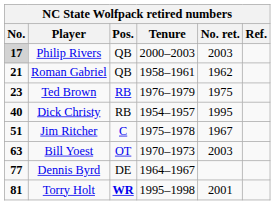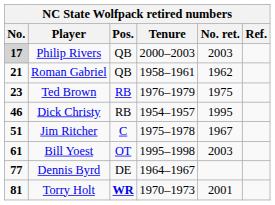(16, 111) 40 -> (16, 111) 46
(16, 151) 63 -> (16, 151) 61
(167, 151) 1970–1973 -> (167, 151) 1995–1998
(167, 190) 1995–1998 -> (167, 190) 1970–1973
